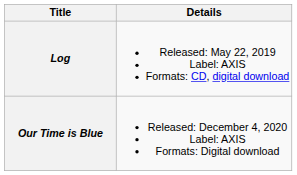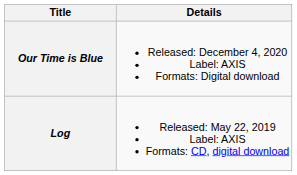rows swapped: (60, 58) <-> (60, 133)
